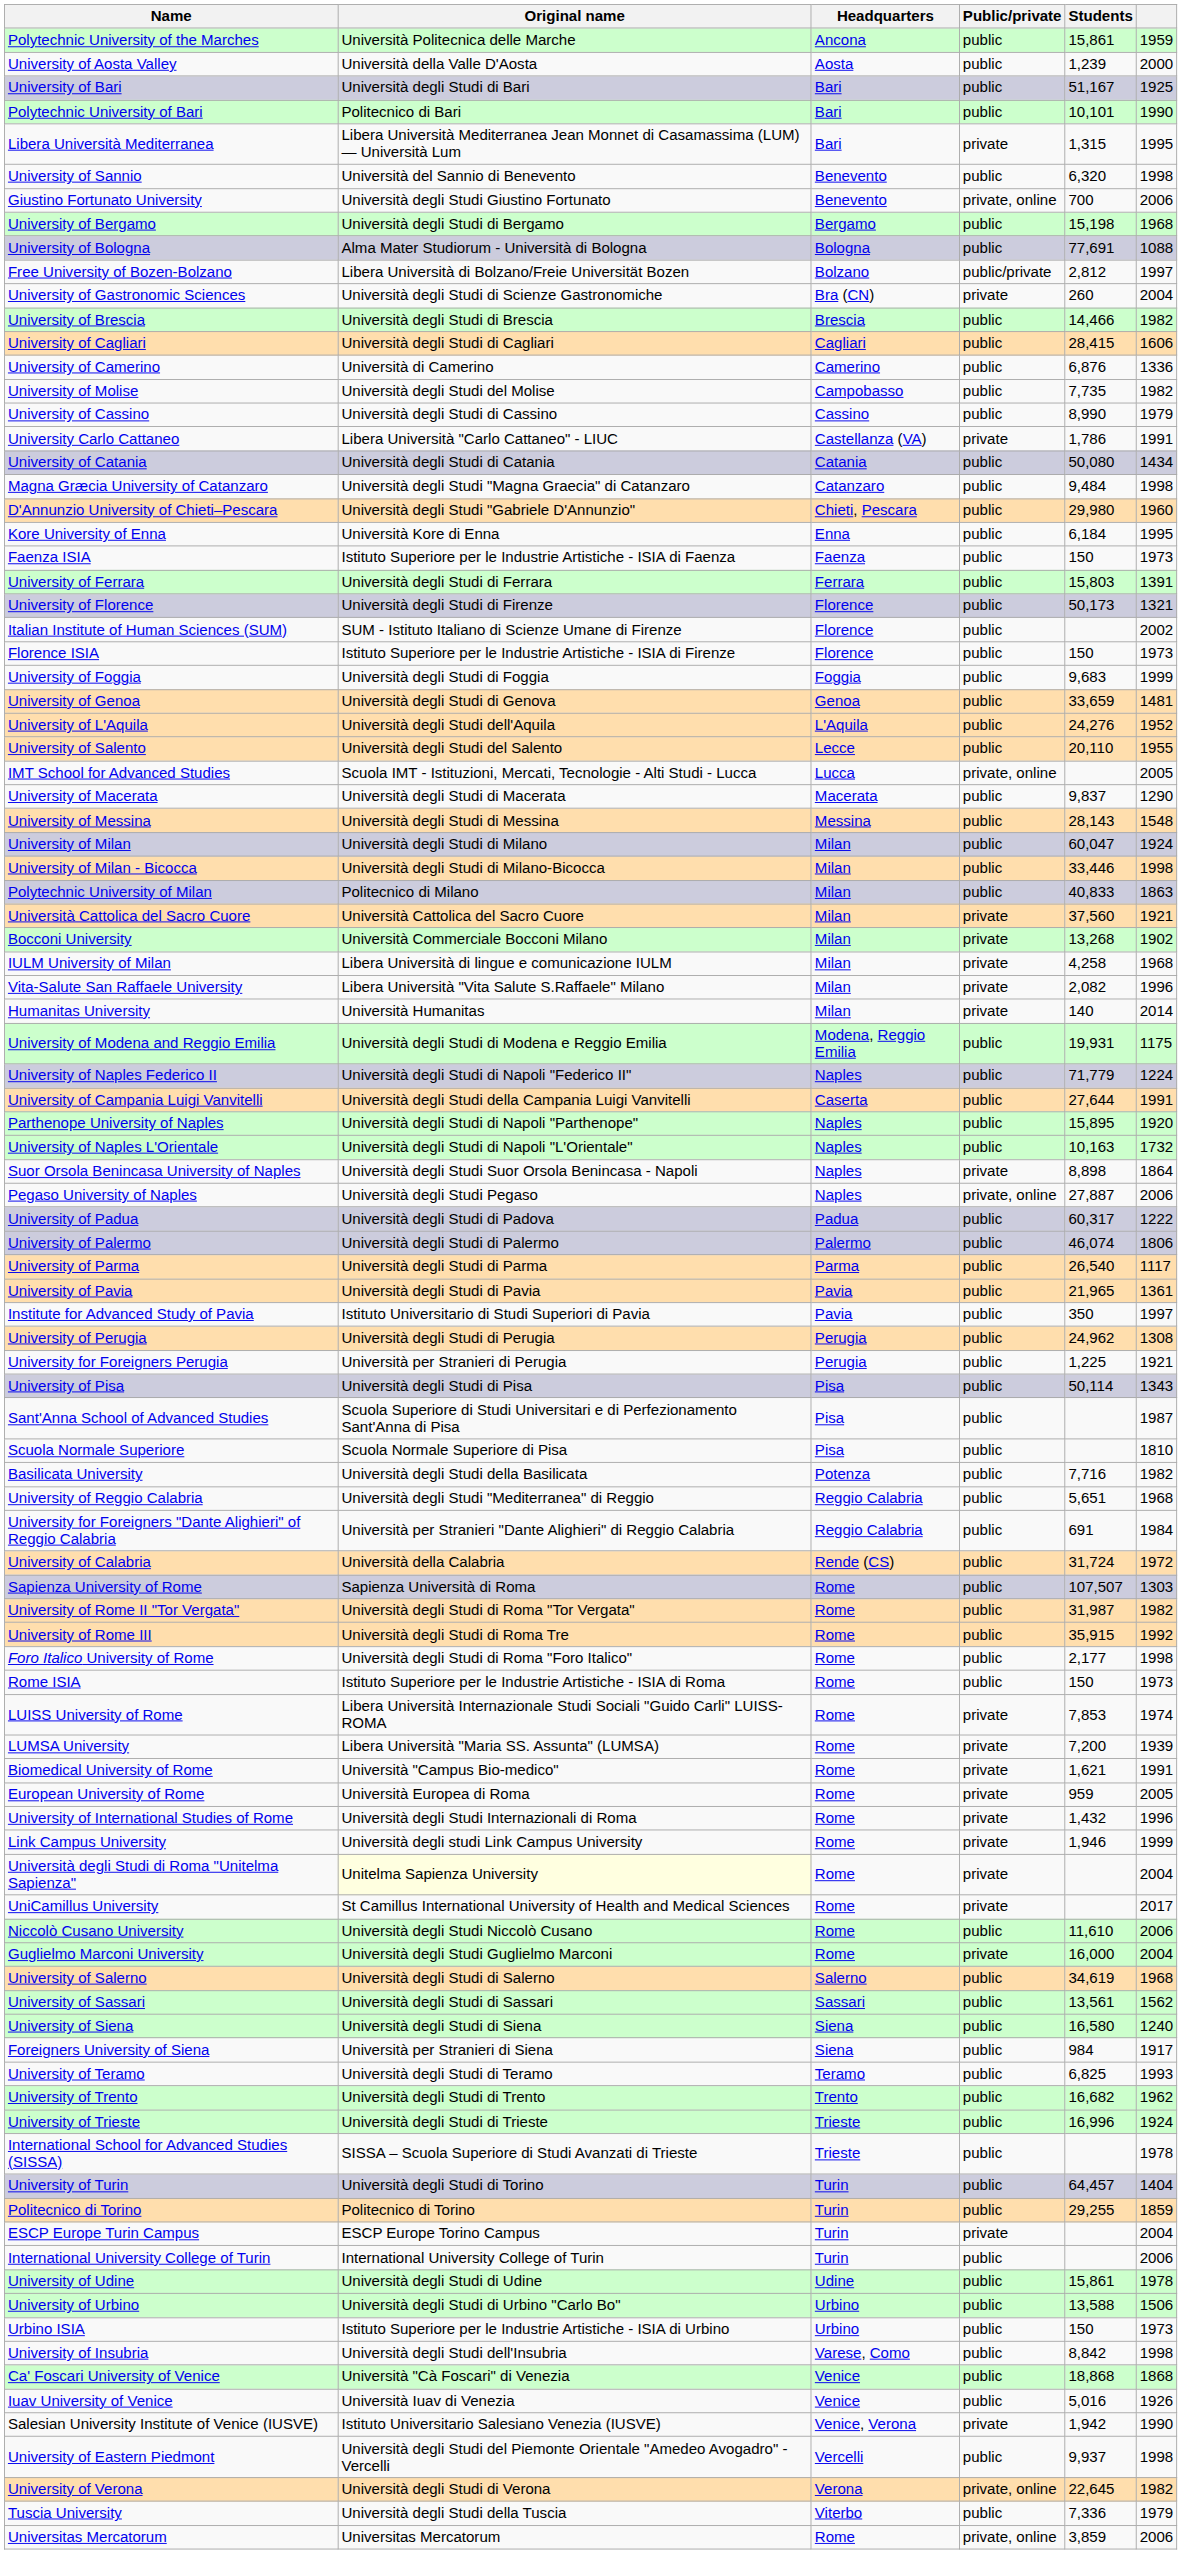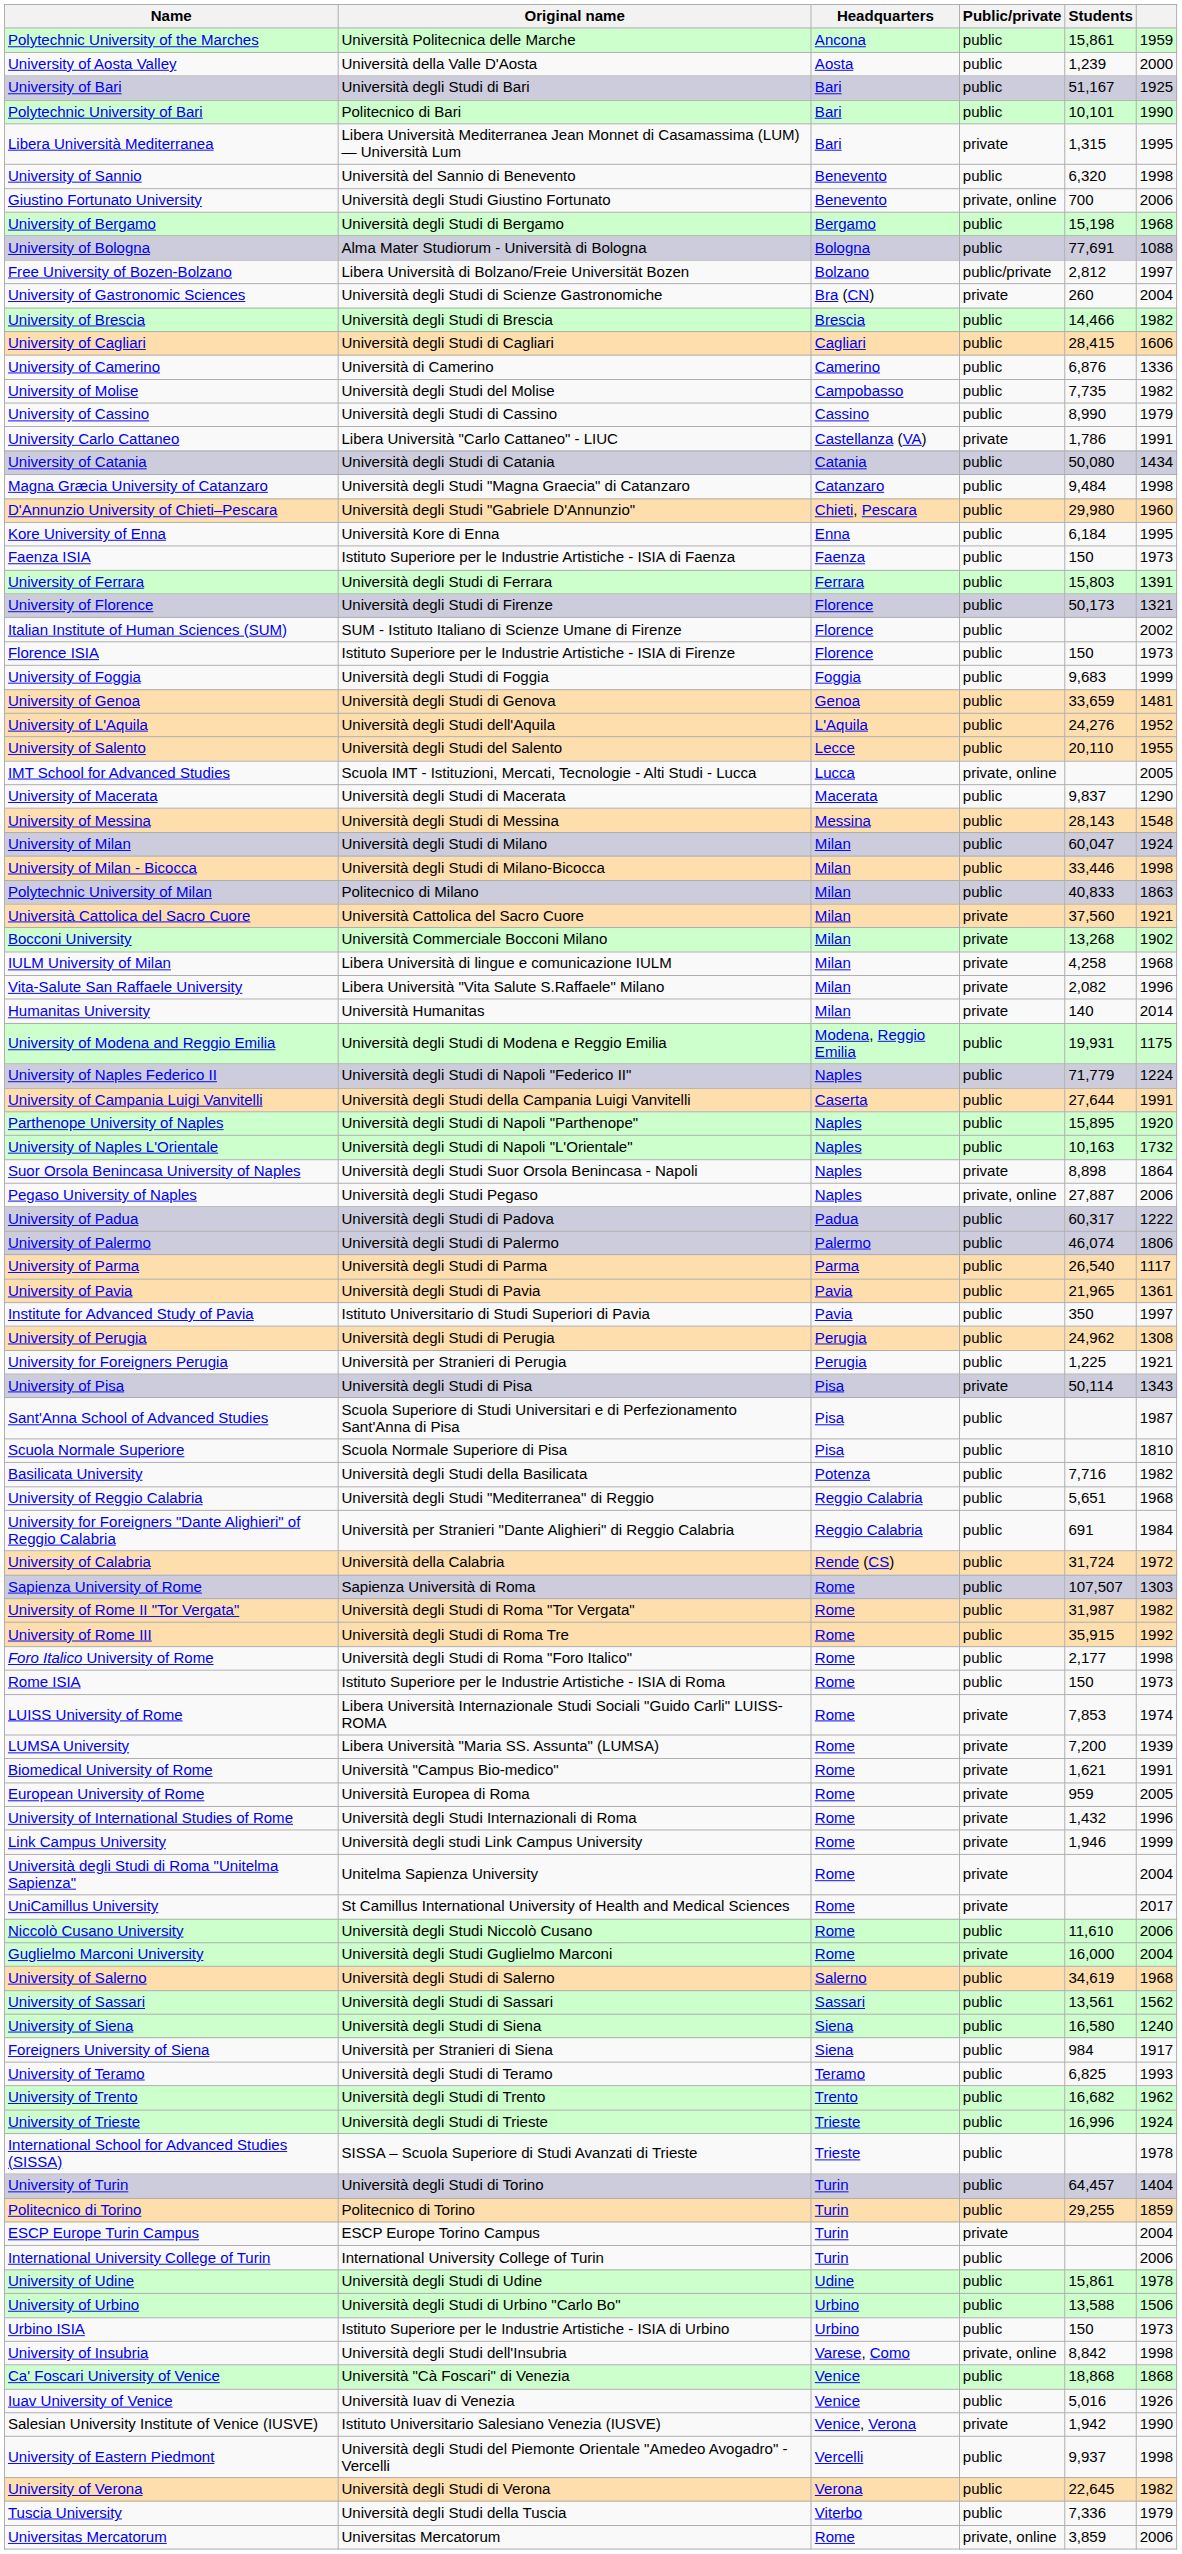(983, 1386) public -> (985, 1386) private
(440, 1874) lightyellow background -> (440, 1874) no background
(983, 2353) public -> (1010, 2353) private, online
(1010, 2489) private, online -> (983, 2489) public
